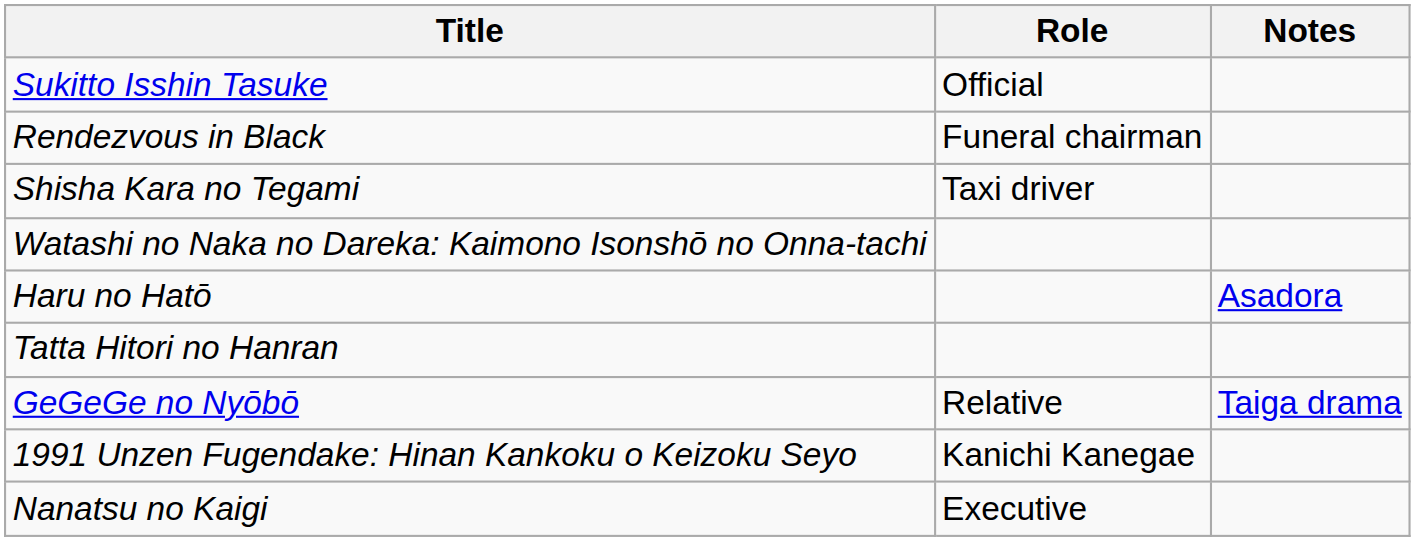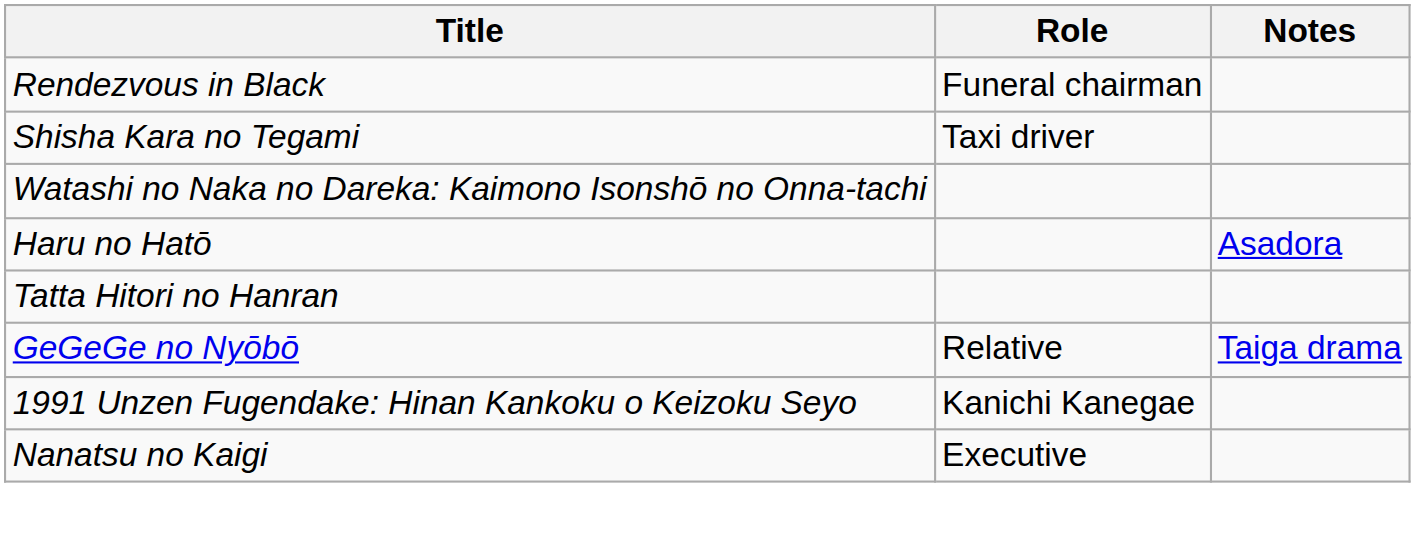- row: (170, 84)
